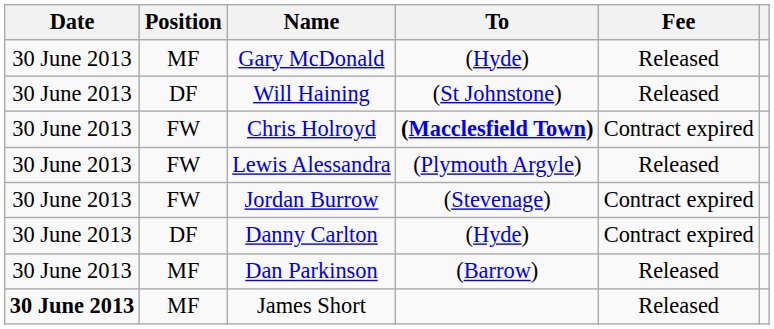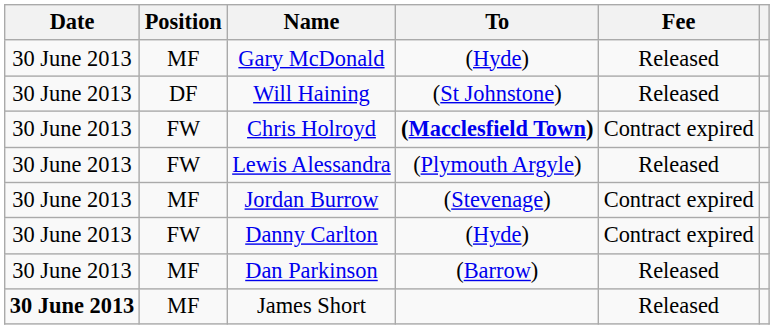(183, 199) FW -> (183, 199) MF
(183, 235) DF -> (183, 235) FW
